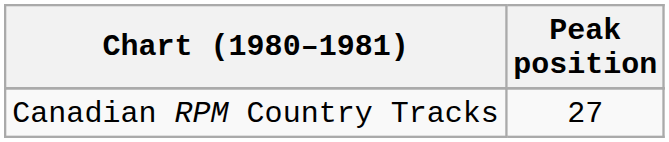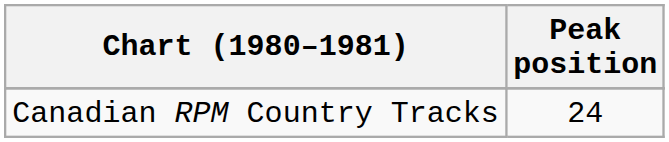(585, 113) 27 -> (585, 113) 24
